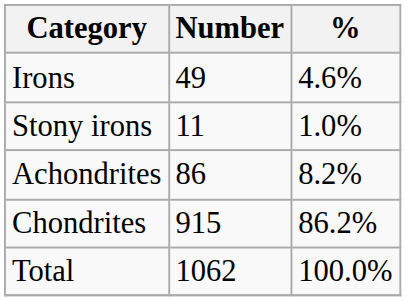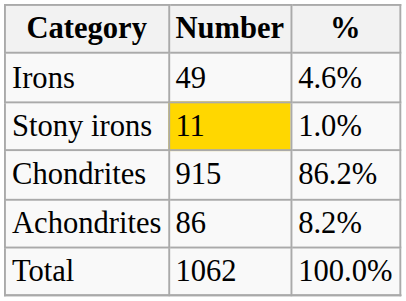(190, 125) no background -> (190, 125) gold background
rows swapped: (87, 174) <-> (79, 222)
